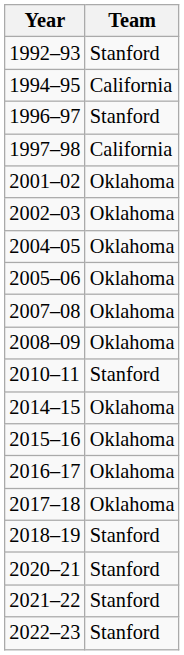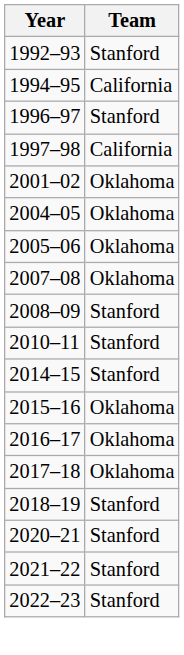- row: (45, 213)
(132, 342) Oklahoma -> (125, 310) Stanford
(132, 407) Oklahoma -> (125, 375) Stanford
